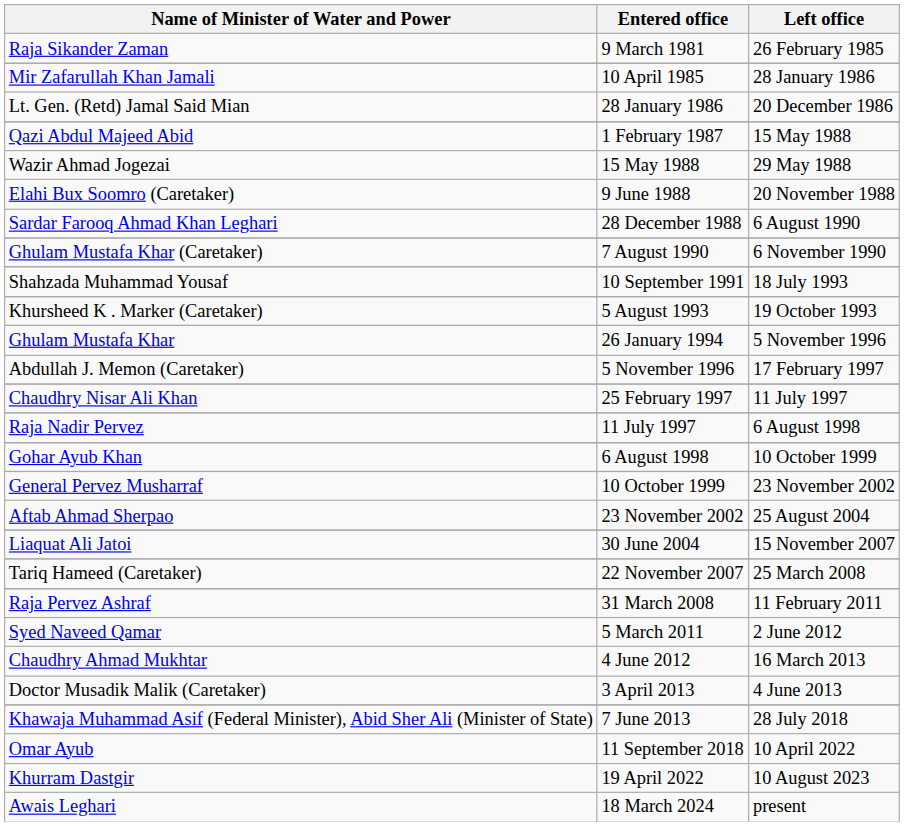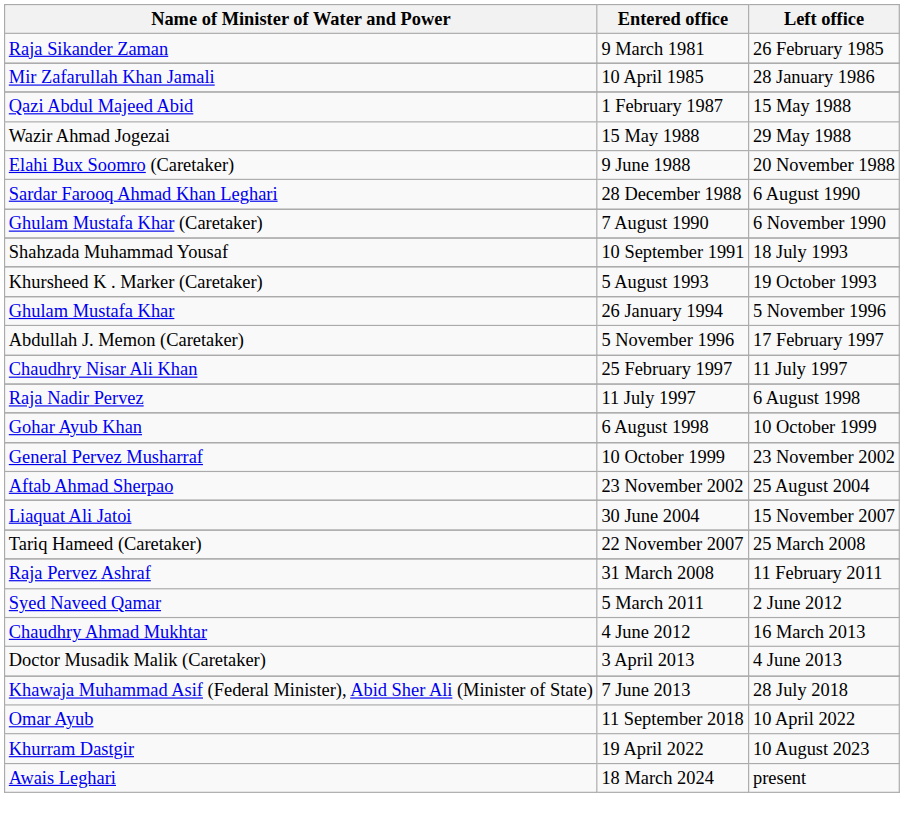- row: (129, 106)
